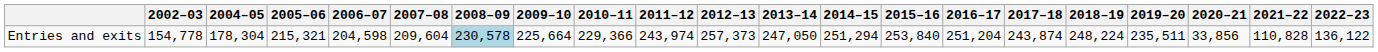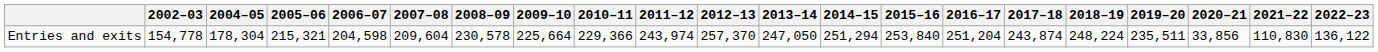(482, 37) lightblue background -> (482, 37) no background
(728, 37) 257,373 -> (728, 37) 257,370
(1281, 37) 110,828 -> (1281, 37) 110,830
